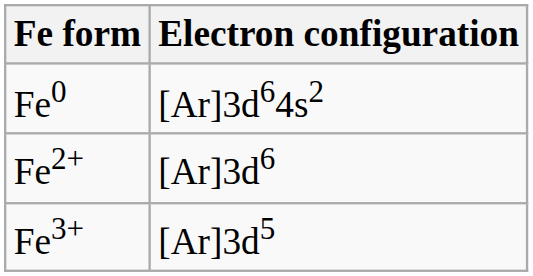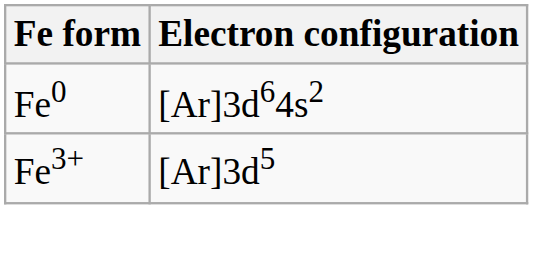- row: (49, 167)
